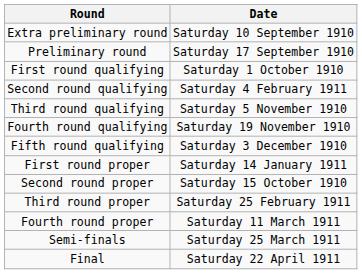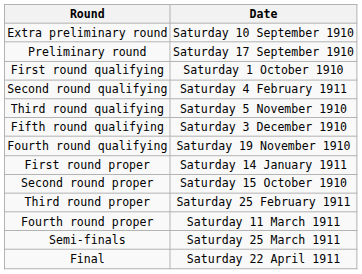rows swapped: (87, 127) <-> (87, 146)
